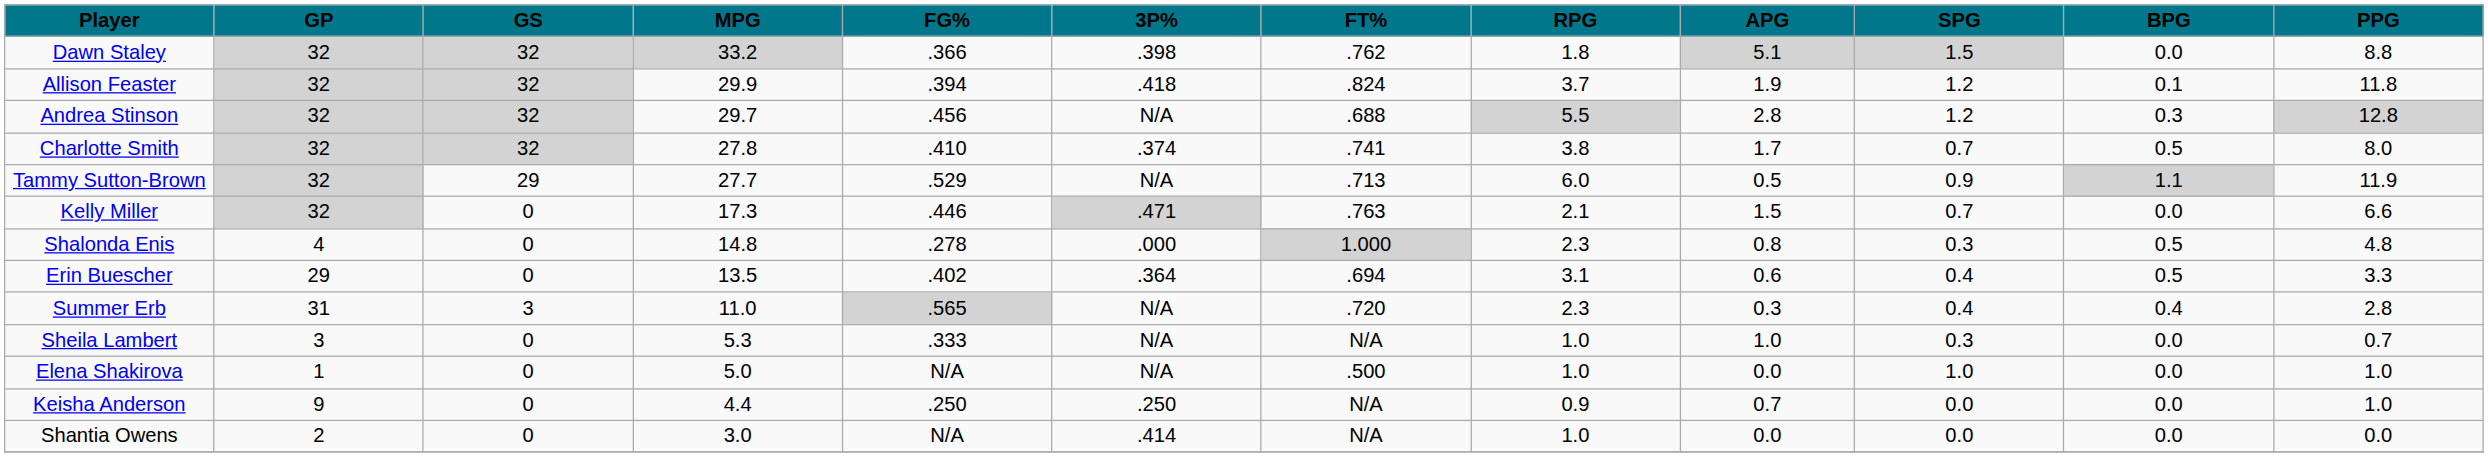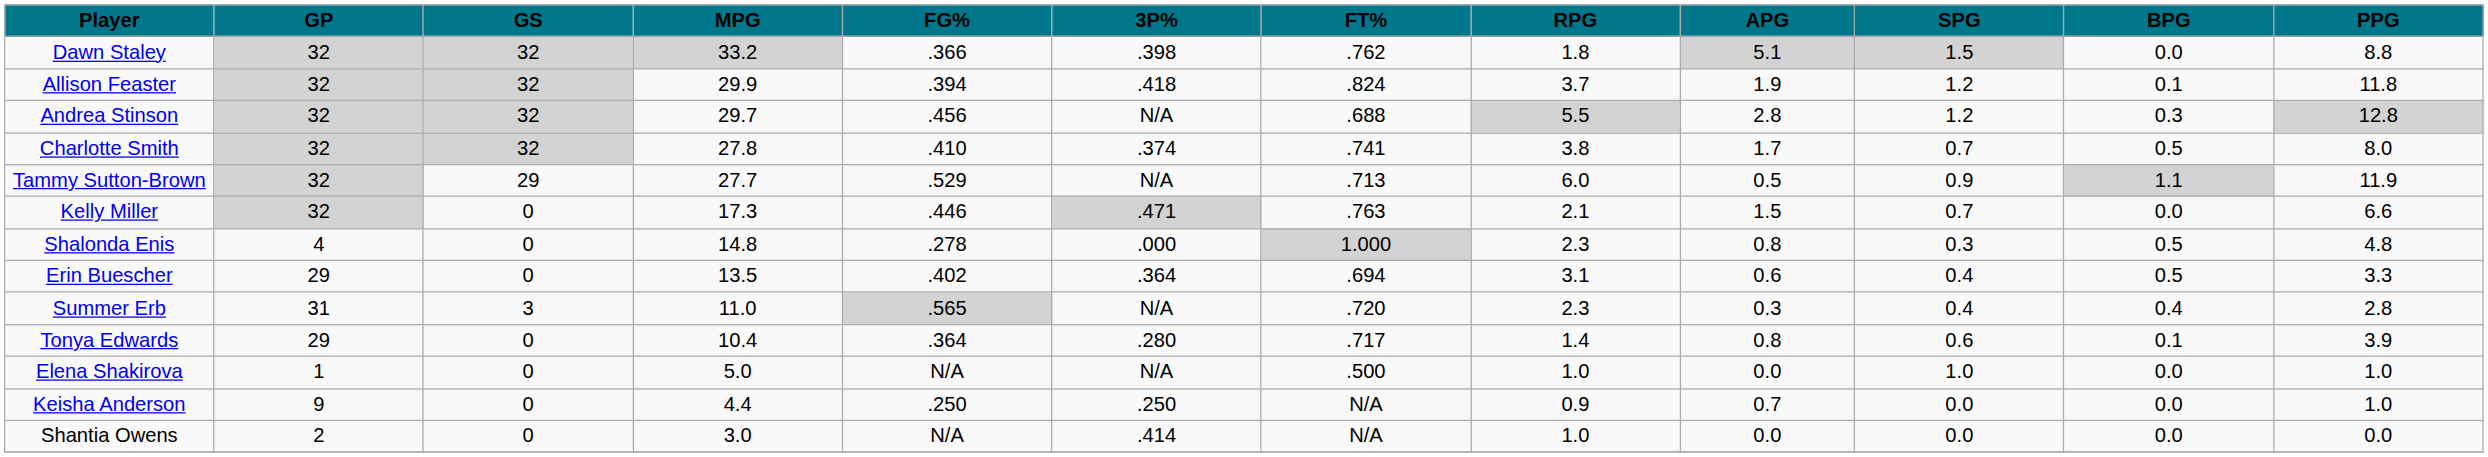+ row: (109, 340)
- row: (109, 340)
